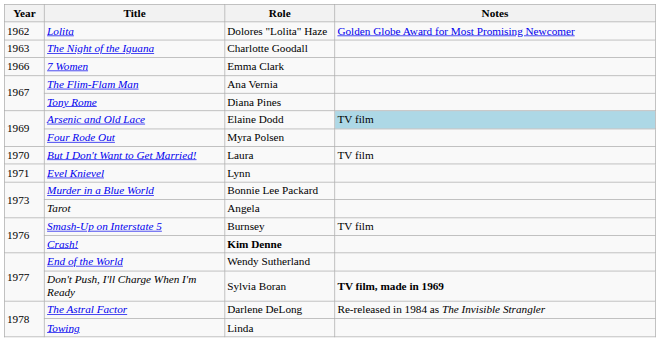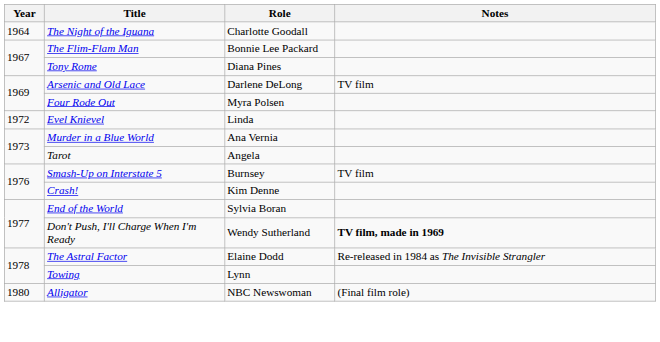- row: (60, 31)
(18, 48) 1963 -> (18, 31) 1964
- row: (68, 66)
(252, 84) Ana Vernia -> (273, 48) Bonnie Lee Packard
(255, 119) Elaine Dodd -> (265, 84) Darlene DeLong
(356, 119) lightblue background -> (356, 84) no background
- row: (122, 155)
(18, 173) 1971 -> (18, 119) 1972
(239, 173) Lynn -> (240, 119) Linda
(273, 191) Bonnie Lee Packard -> (252, 137) Ana Vernia
(254, 244) bold -> (253, 191) normal
(269, 262) Wendy Sutherland -> (257, 208) Sylvia Boran
(257, 286) Sylvia Boran -> (269, 232) Wendy Sutherland
(265, 310) Darlene DeLong -> (255, 256) Elaine Dodd
(240, 327) Linda -> (239, 274) Lynn
+ row: (67, 292)
